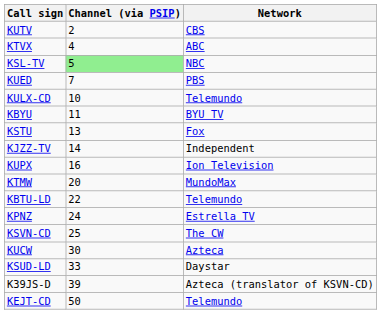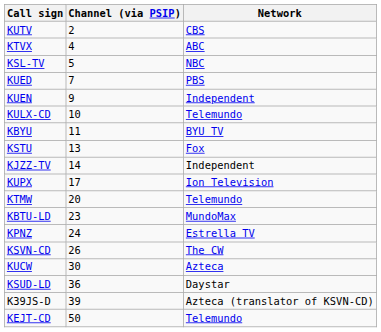(71, 64) lightgreen background -> (71, 64) no background
+ row: (19, 98)
(74, 165) 16 -> (74, 182) 17
(211, 182) MundoMax -> (214, 199) Telemundo
(74, 199) 22 -> (74, 216) 23
(214, 199) Telemundo -> (211, 216) MundoMax
(74, 233) 25 -> (74, 250) 26
(74, 267) 33 -> (74, 284) 36
